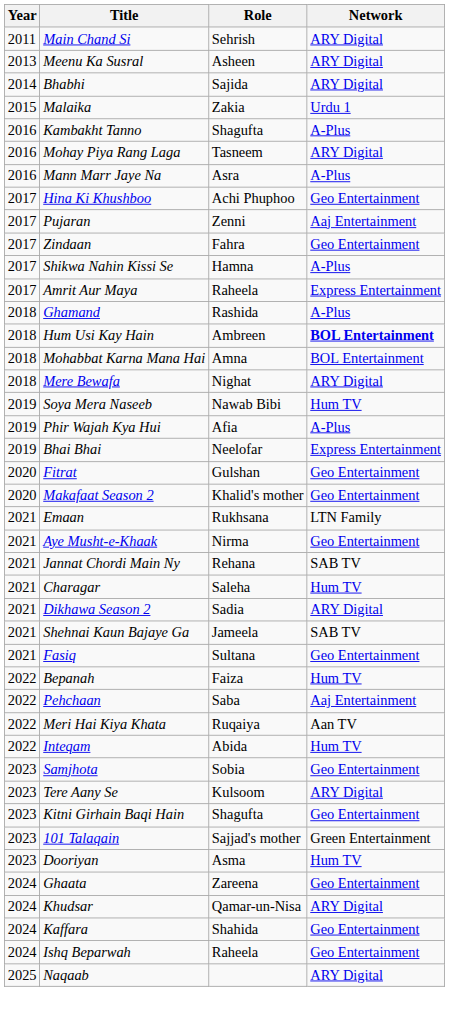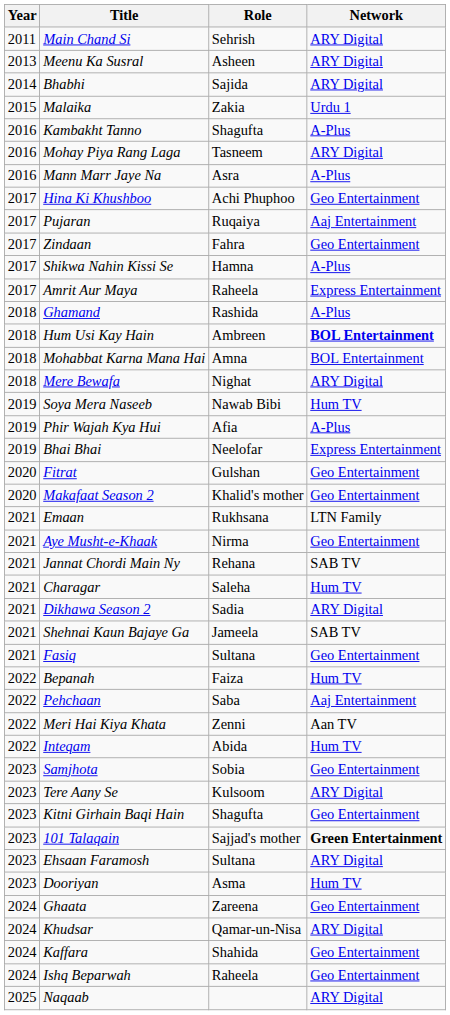(229, 221) Zenni -> (236, 221) Ruqaiya
(236, 723) Ruqaiya -> (229, 723) Zenni
(370, 838) normal -> (376, 838) bold
+ row: (96, 860)
